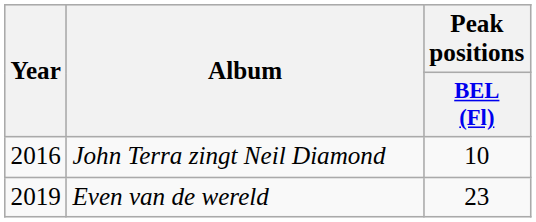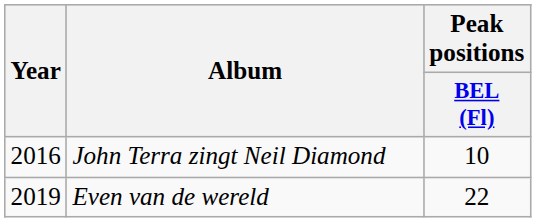(477, 196) 23 -> (477, 196) 22
